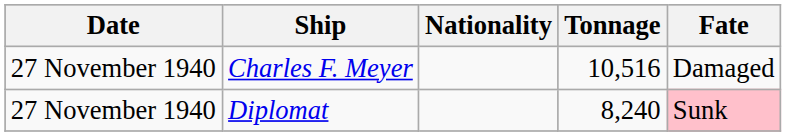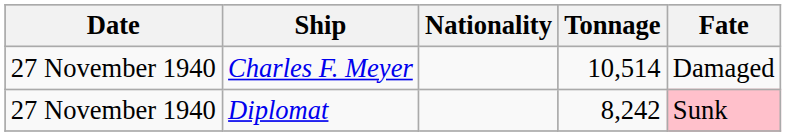(624, 67) 10,516 -> (624, 67) 10,514
(631, 109) 8,240 -> (631, 109) 8,242
